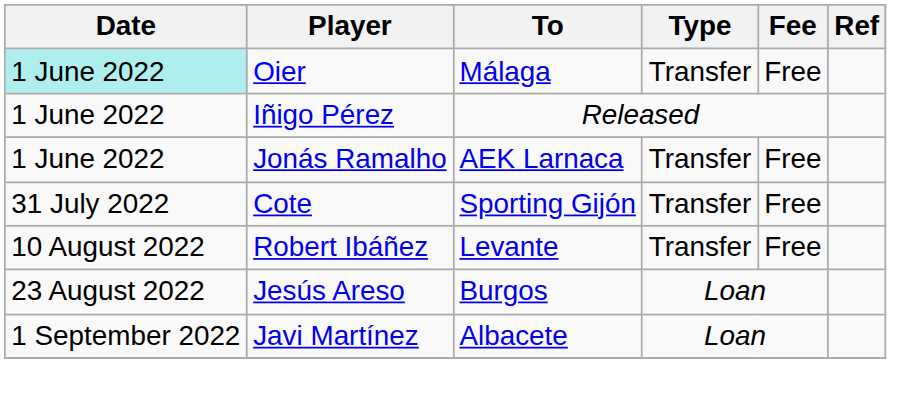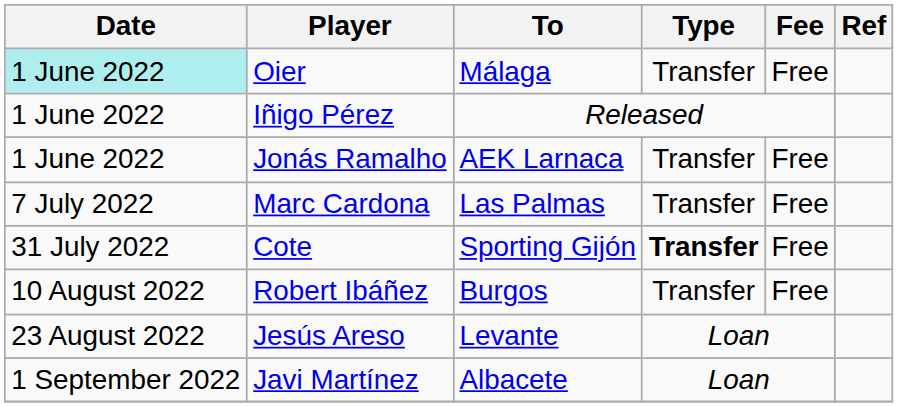+ row: (341, 203)
(700, 203) normal -> (704, 247) bold
(509, 247) Levante -> (504, 291) Burgos
(504, 291) Burgos -> (509, 335) Levante
